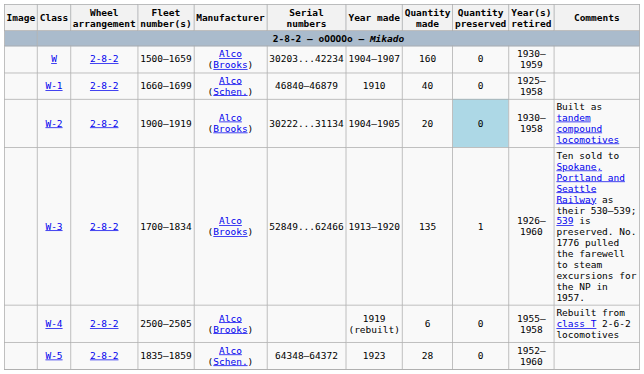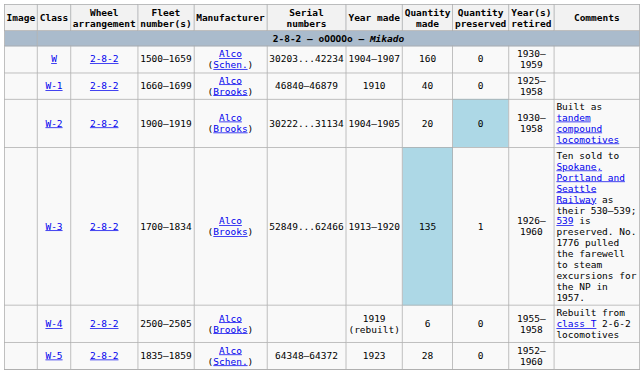(230, 59) Alco (Brooks) -> (230, 59) Alco (Schen.)
(230, 86) Alco (Schen.) -> (230, 86) Alco (Brooks)
(428, 226) no background -> (428, 226) lightblue background
